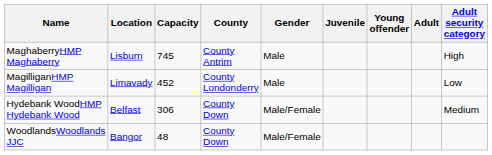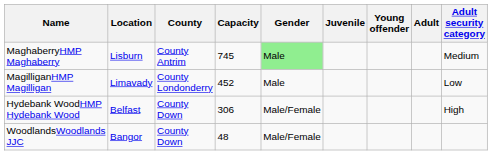columns swapped: (231, 23) <-> (178, 23)
(274, 55) no background -> (274, 55) lightgreen background
(454, 55) High -> (461, 55) Medium
(461, 109) Medium -> (454, 109) High
